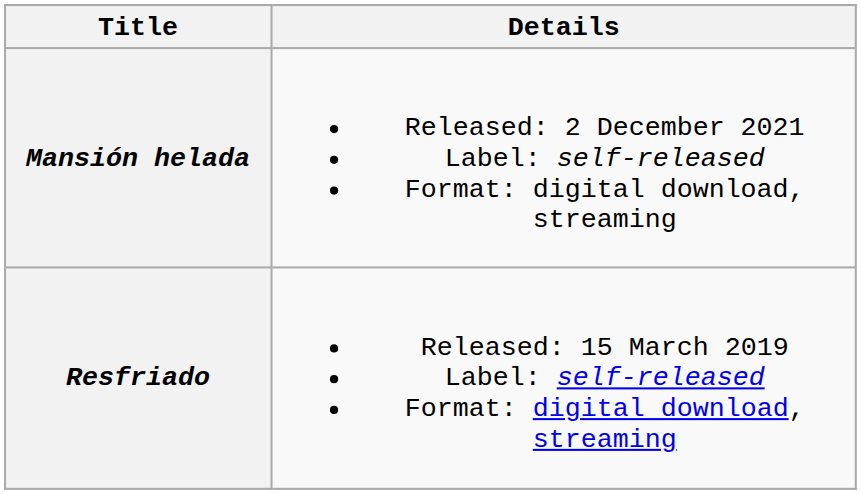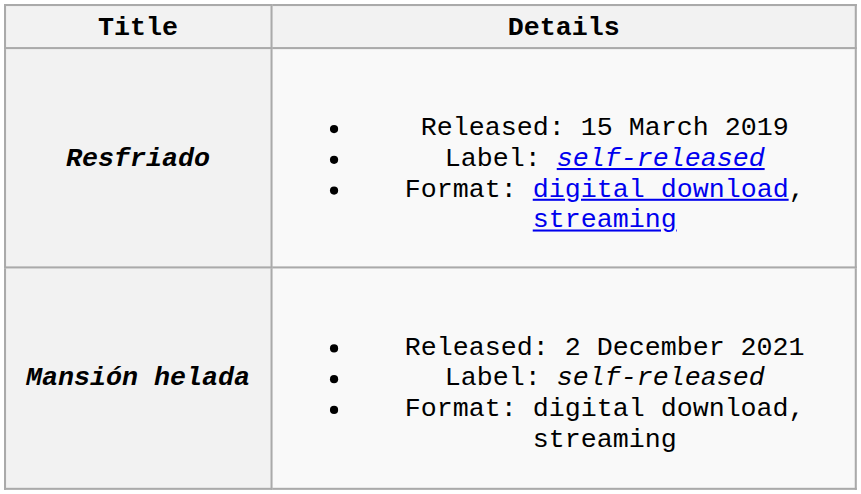rows swapped: (138, 378) <-> (138, 158)
